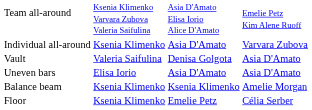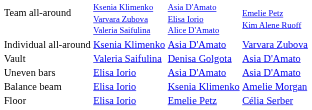(129, 86) Ksenia Klimenko -> (115, 86) Elisa Iorio
(129, 100) Ksenia Klimenko -> (115, 100) Elisa Iorio
